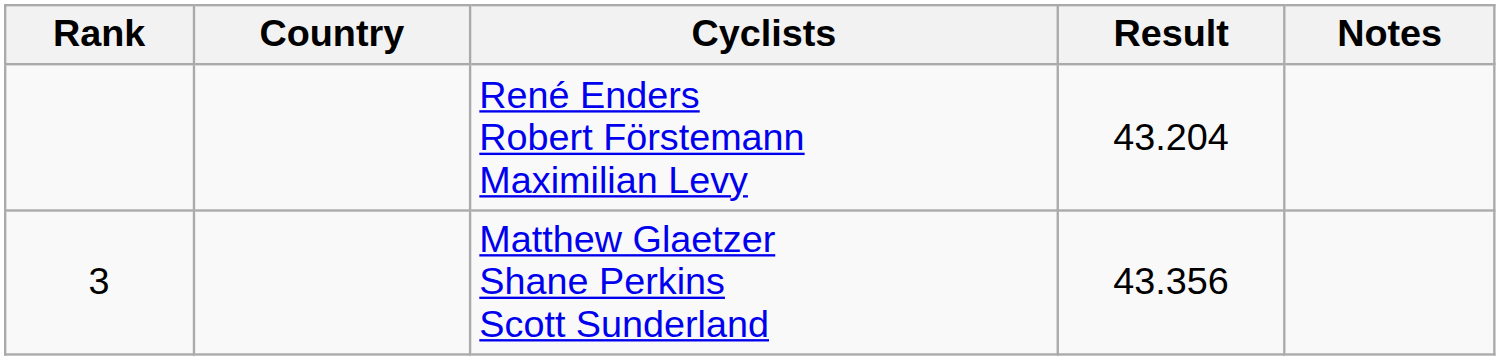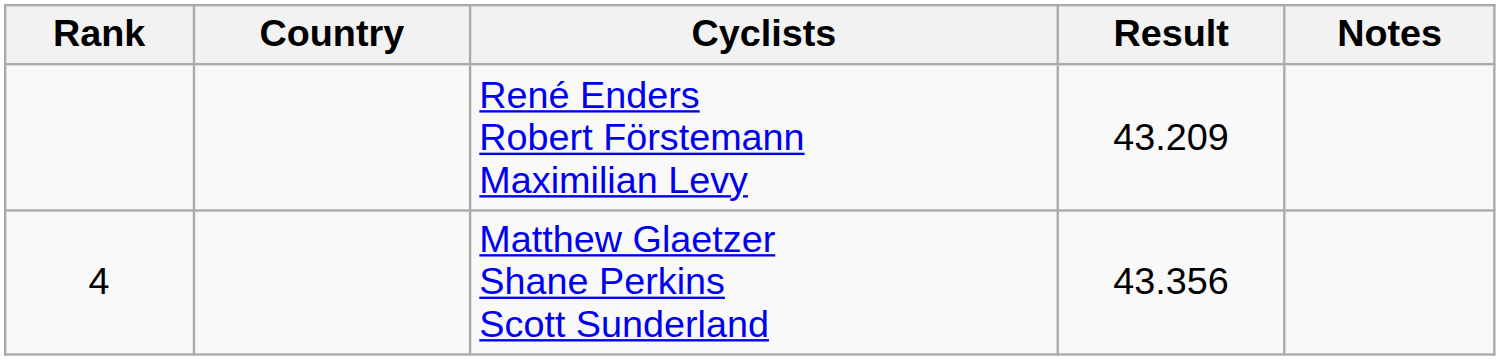(1171, 136) 43.204 -> (1171, 136) 43.209
(99, 281) 3 -> (99, 281) 4
